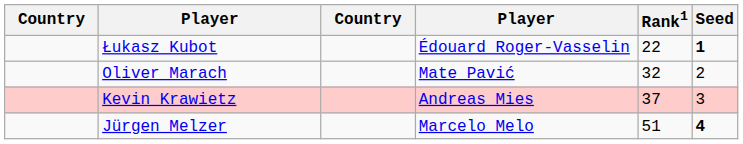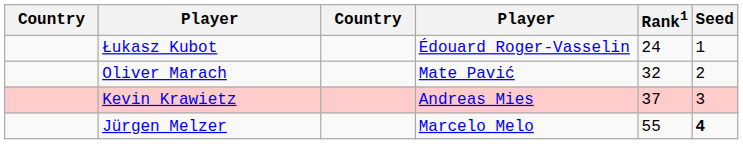(651, 48) 22 -> (651, 48) 24
(700, 48) bold -> (700, 48) normal
(651, 126) 51 -> (651, 126) 55
